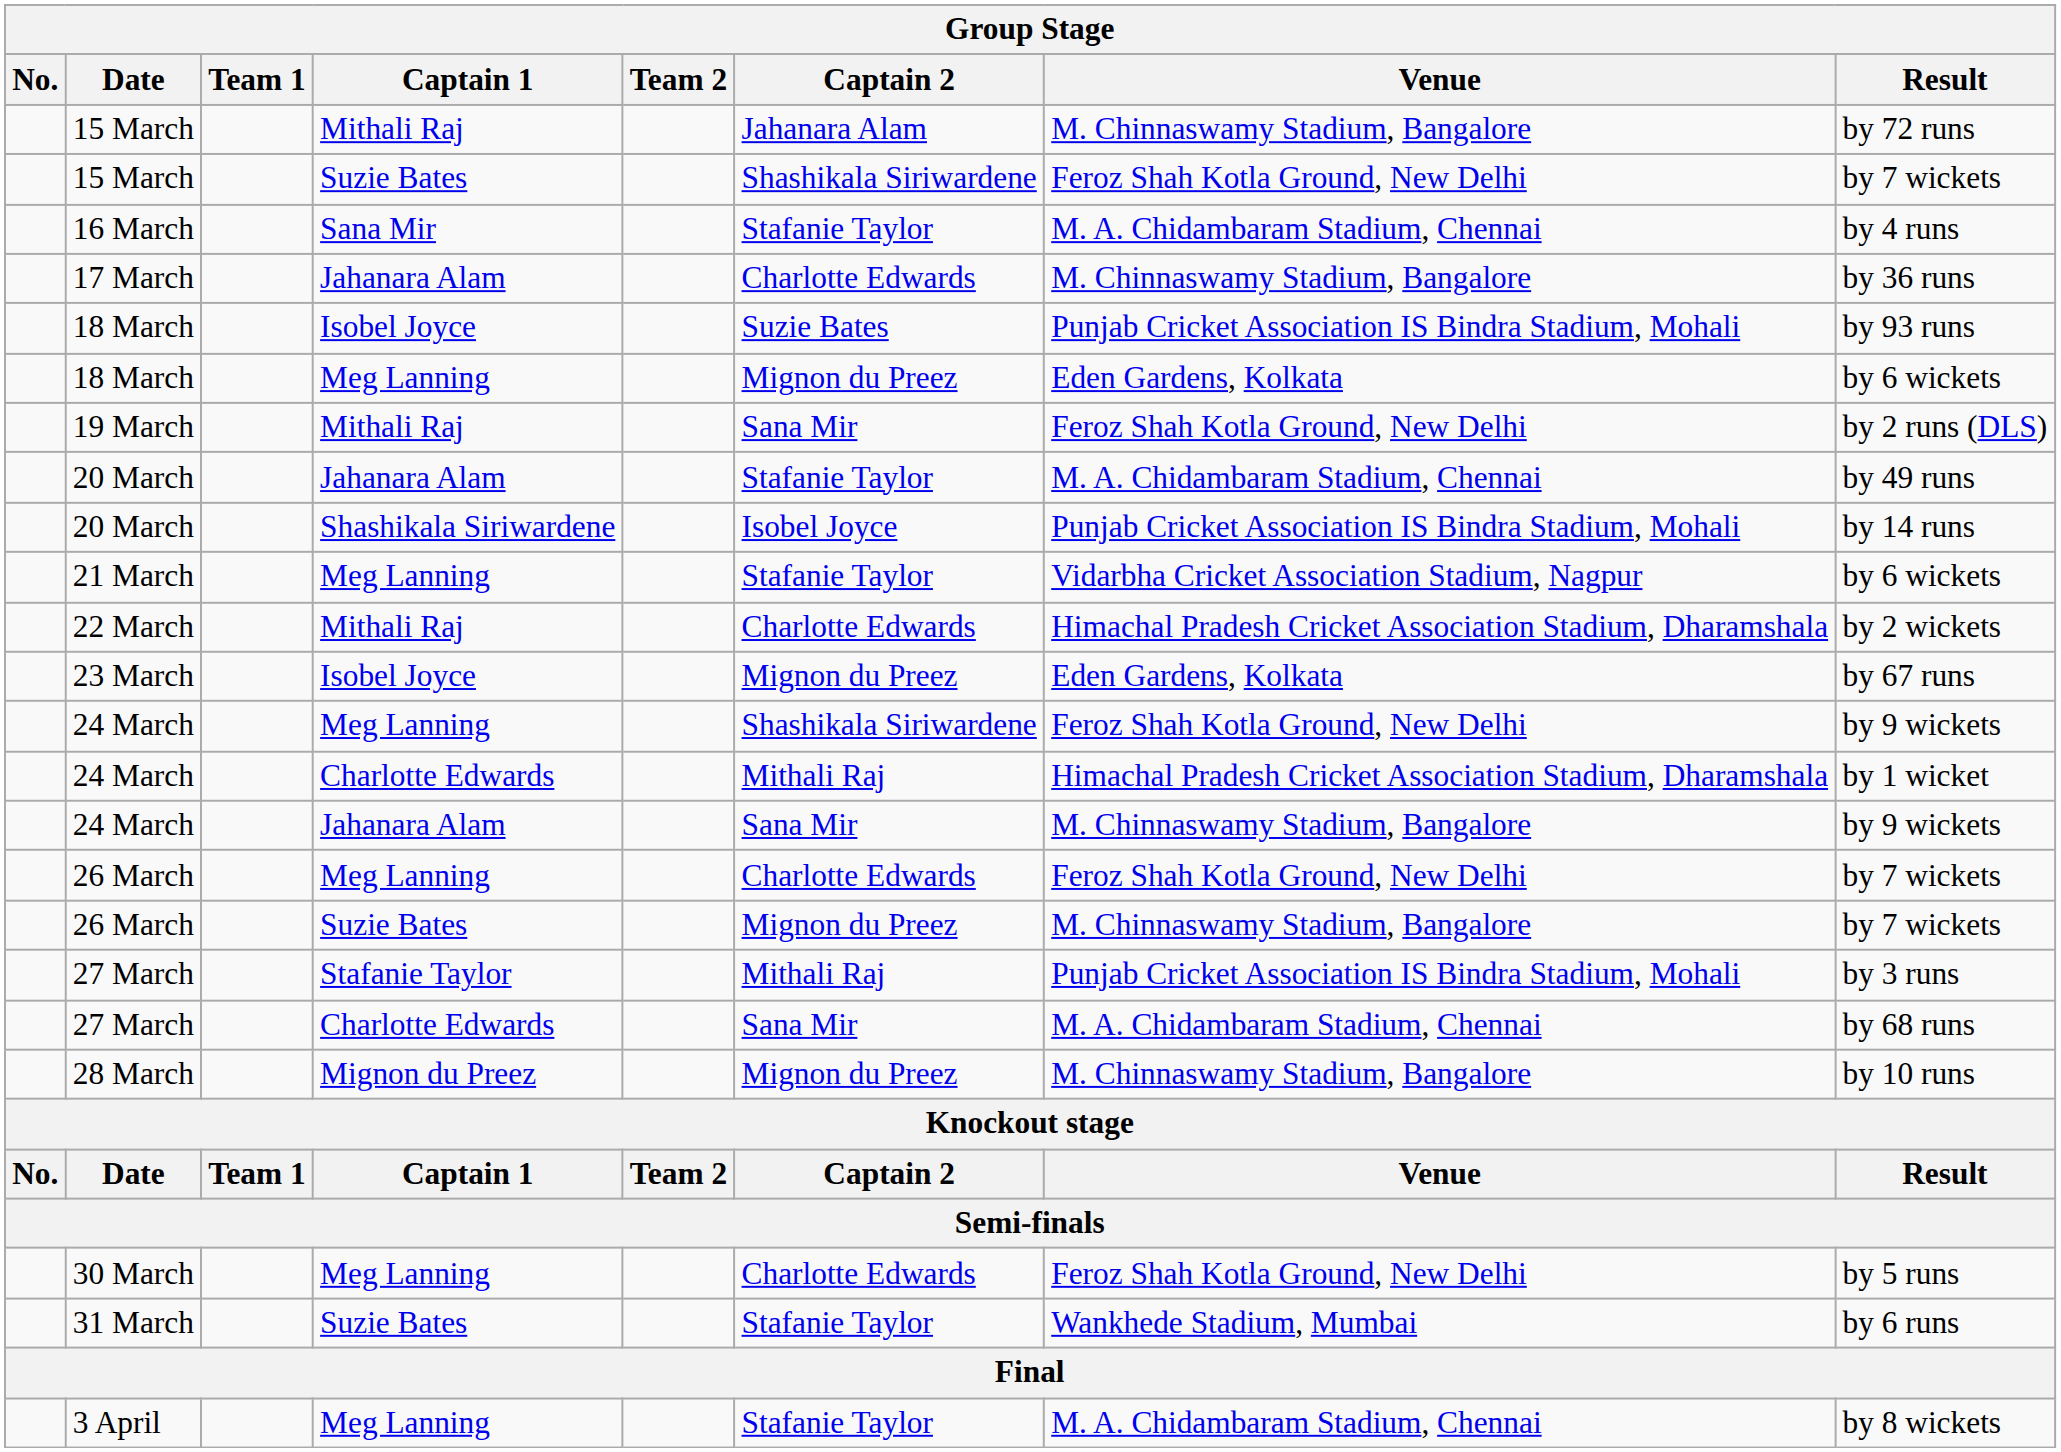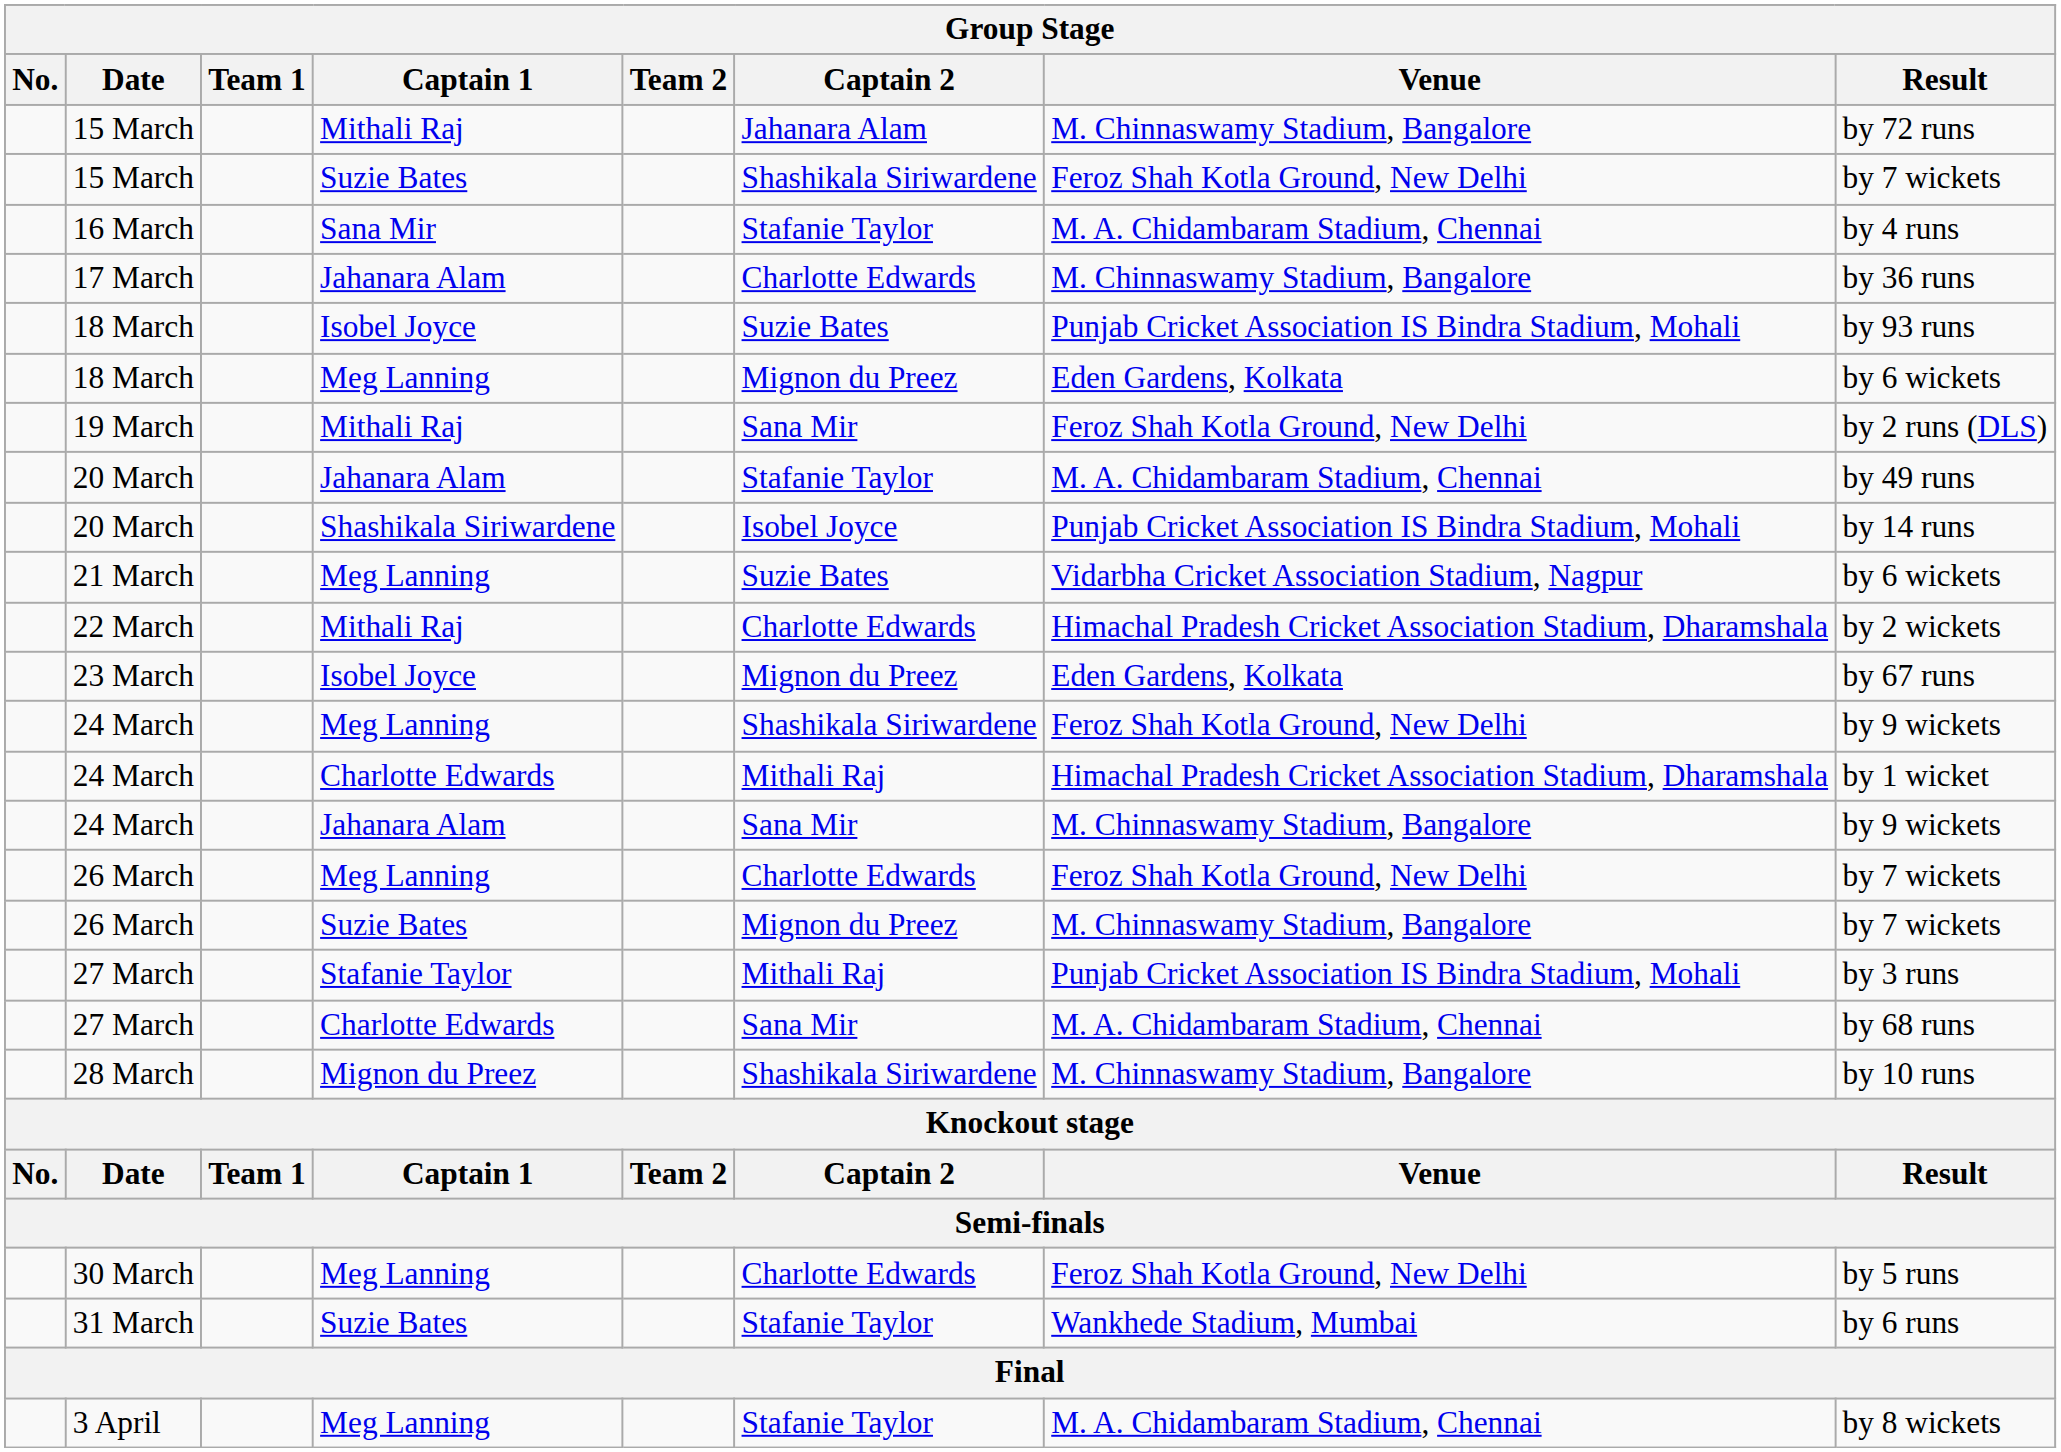(837, 576) Stafanie Taylor -> (815, 576) Suzie Bates
(850, 1073) Mignon du Preez -> (889, 1073) Shashikala Siriwardene
